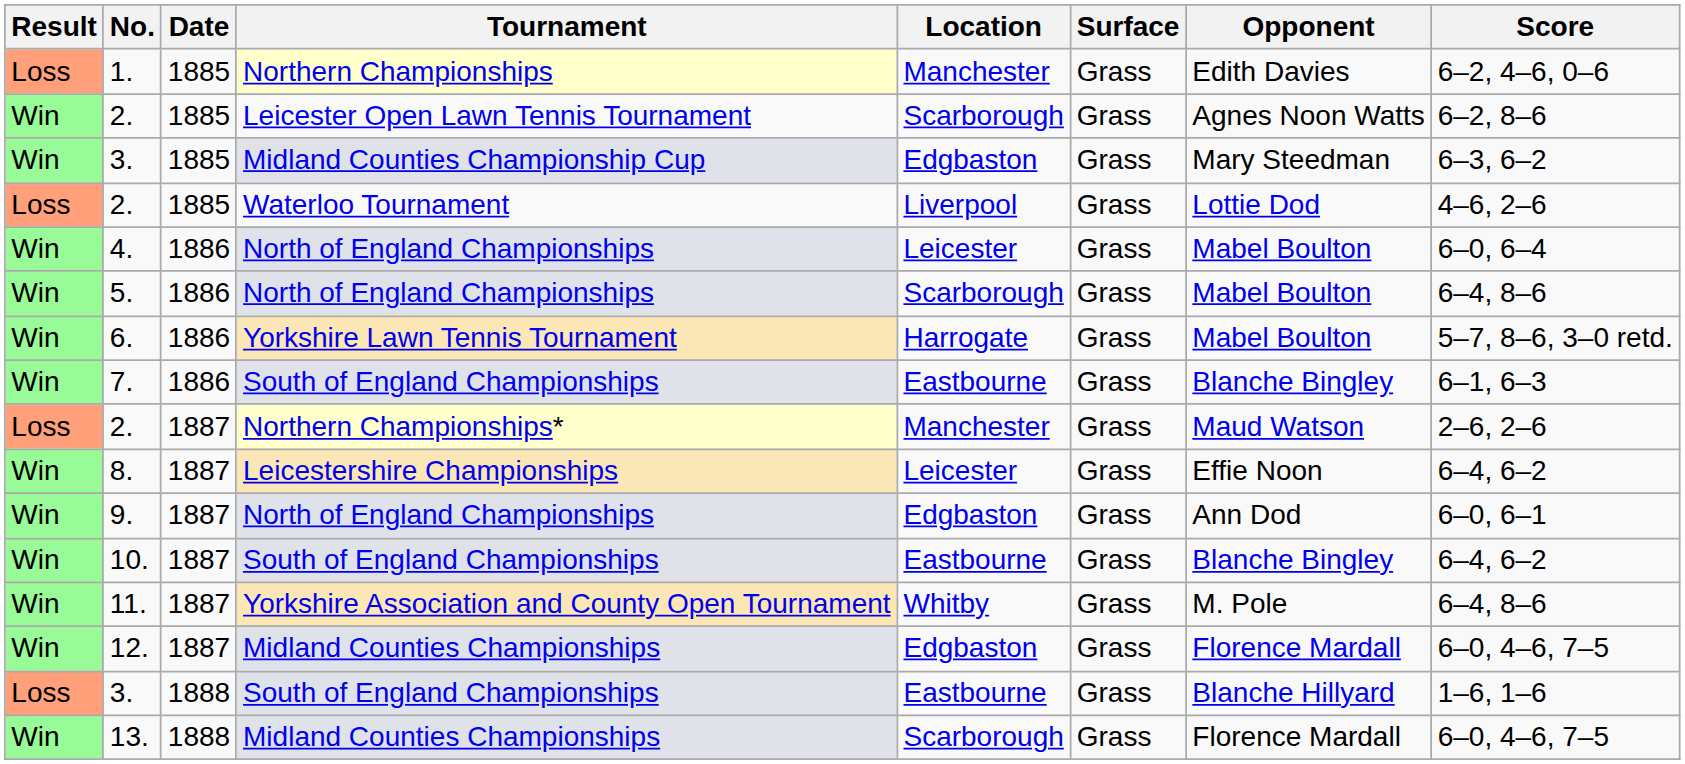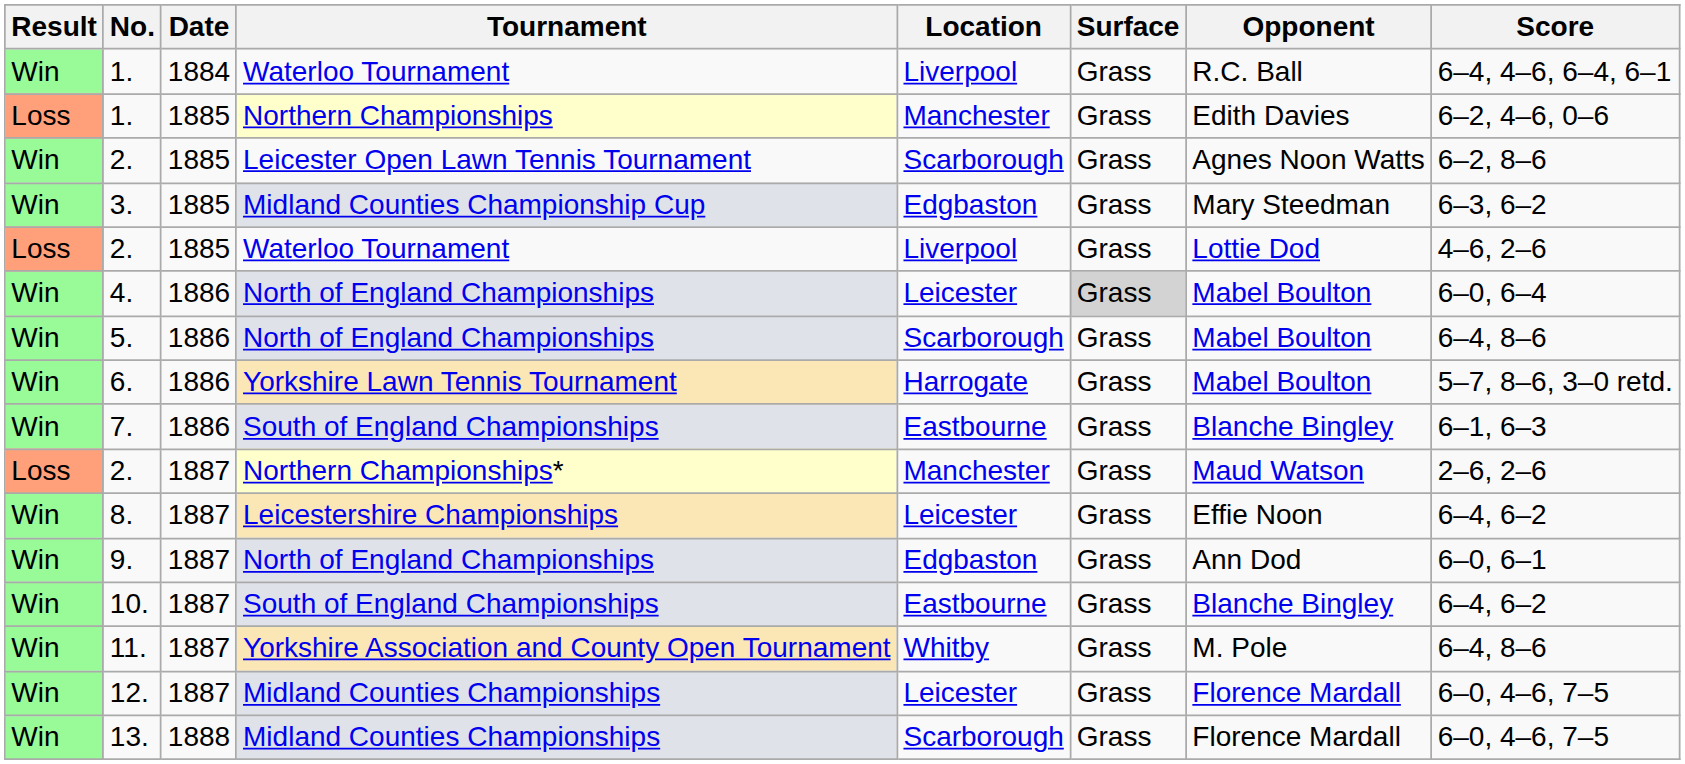+ row: (121, 71)
(1114, 248) no background -> (1114, 293) lightgrey background
(970, 648) Edgbaston -> (960, 692) Leicester
- row: (121, 692)
